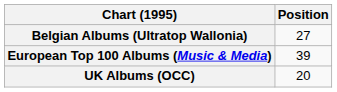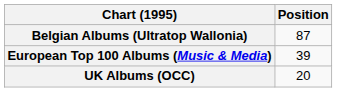(303, 35) 27 -> (303, 35) 87
